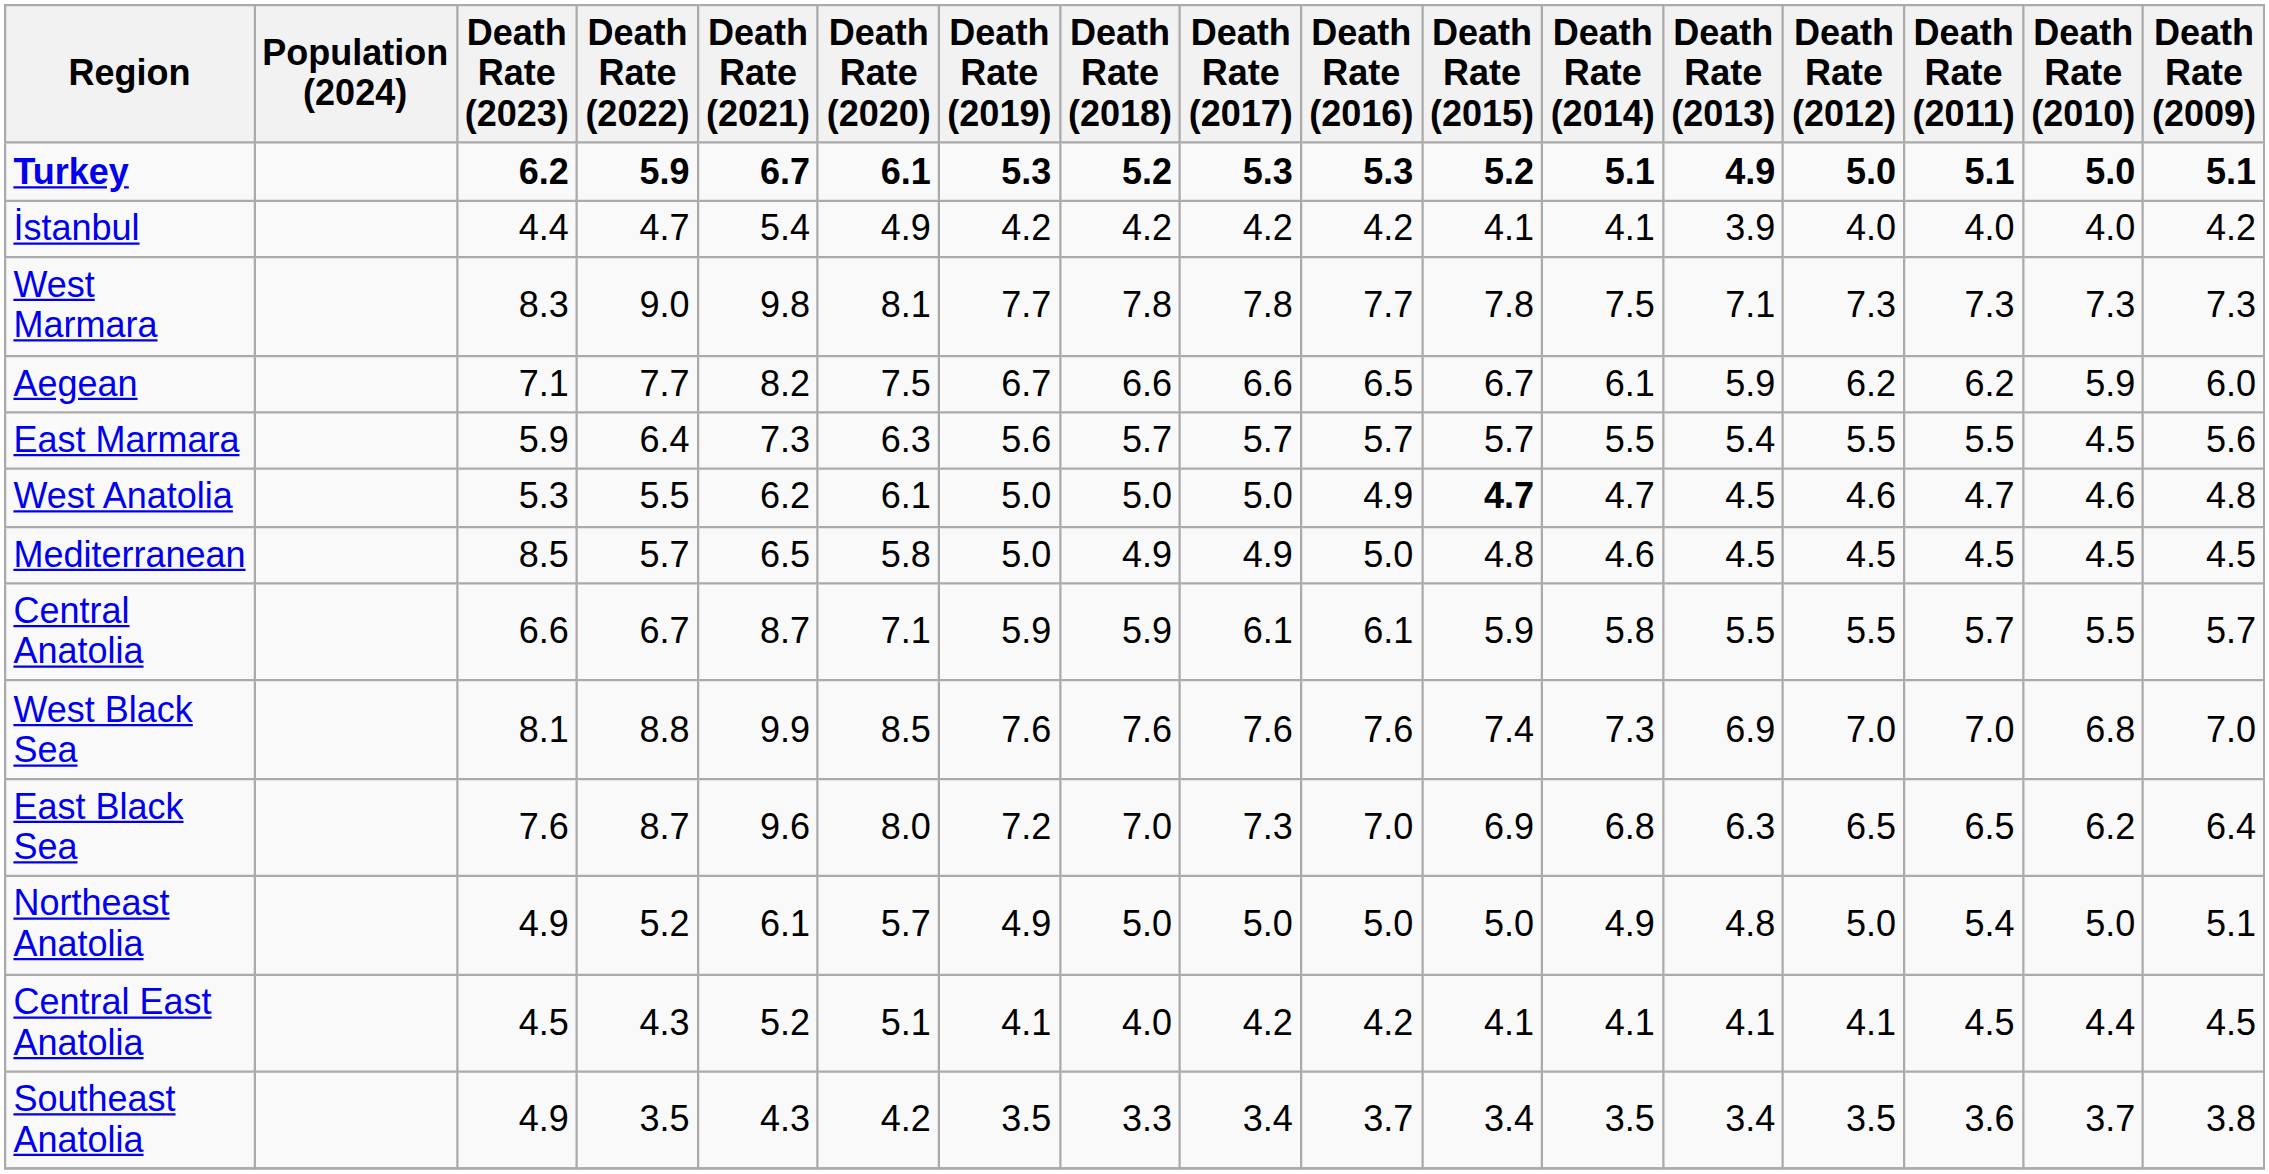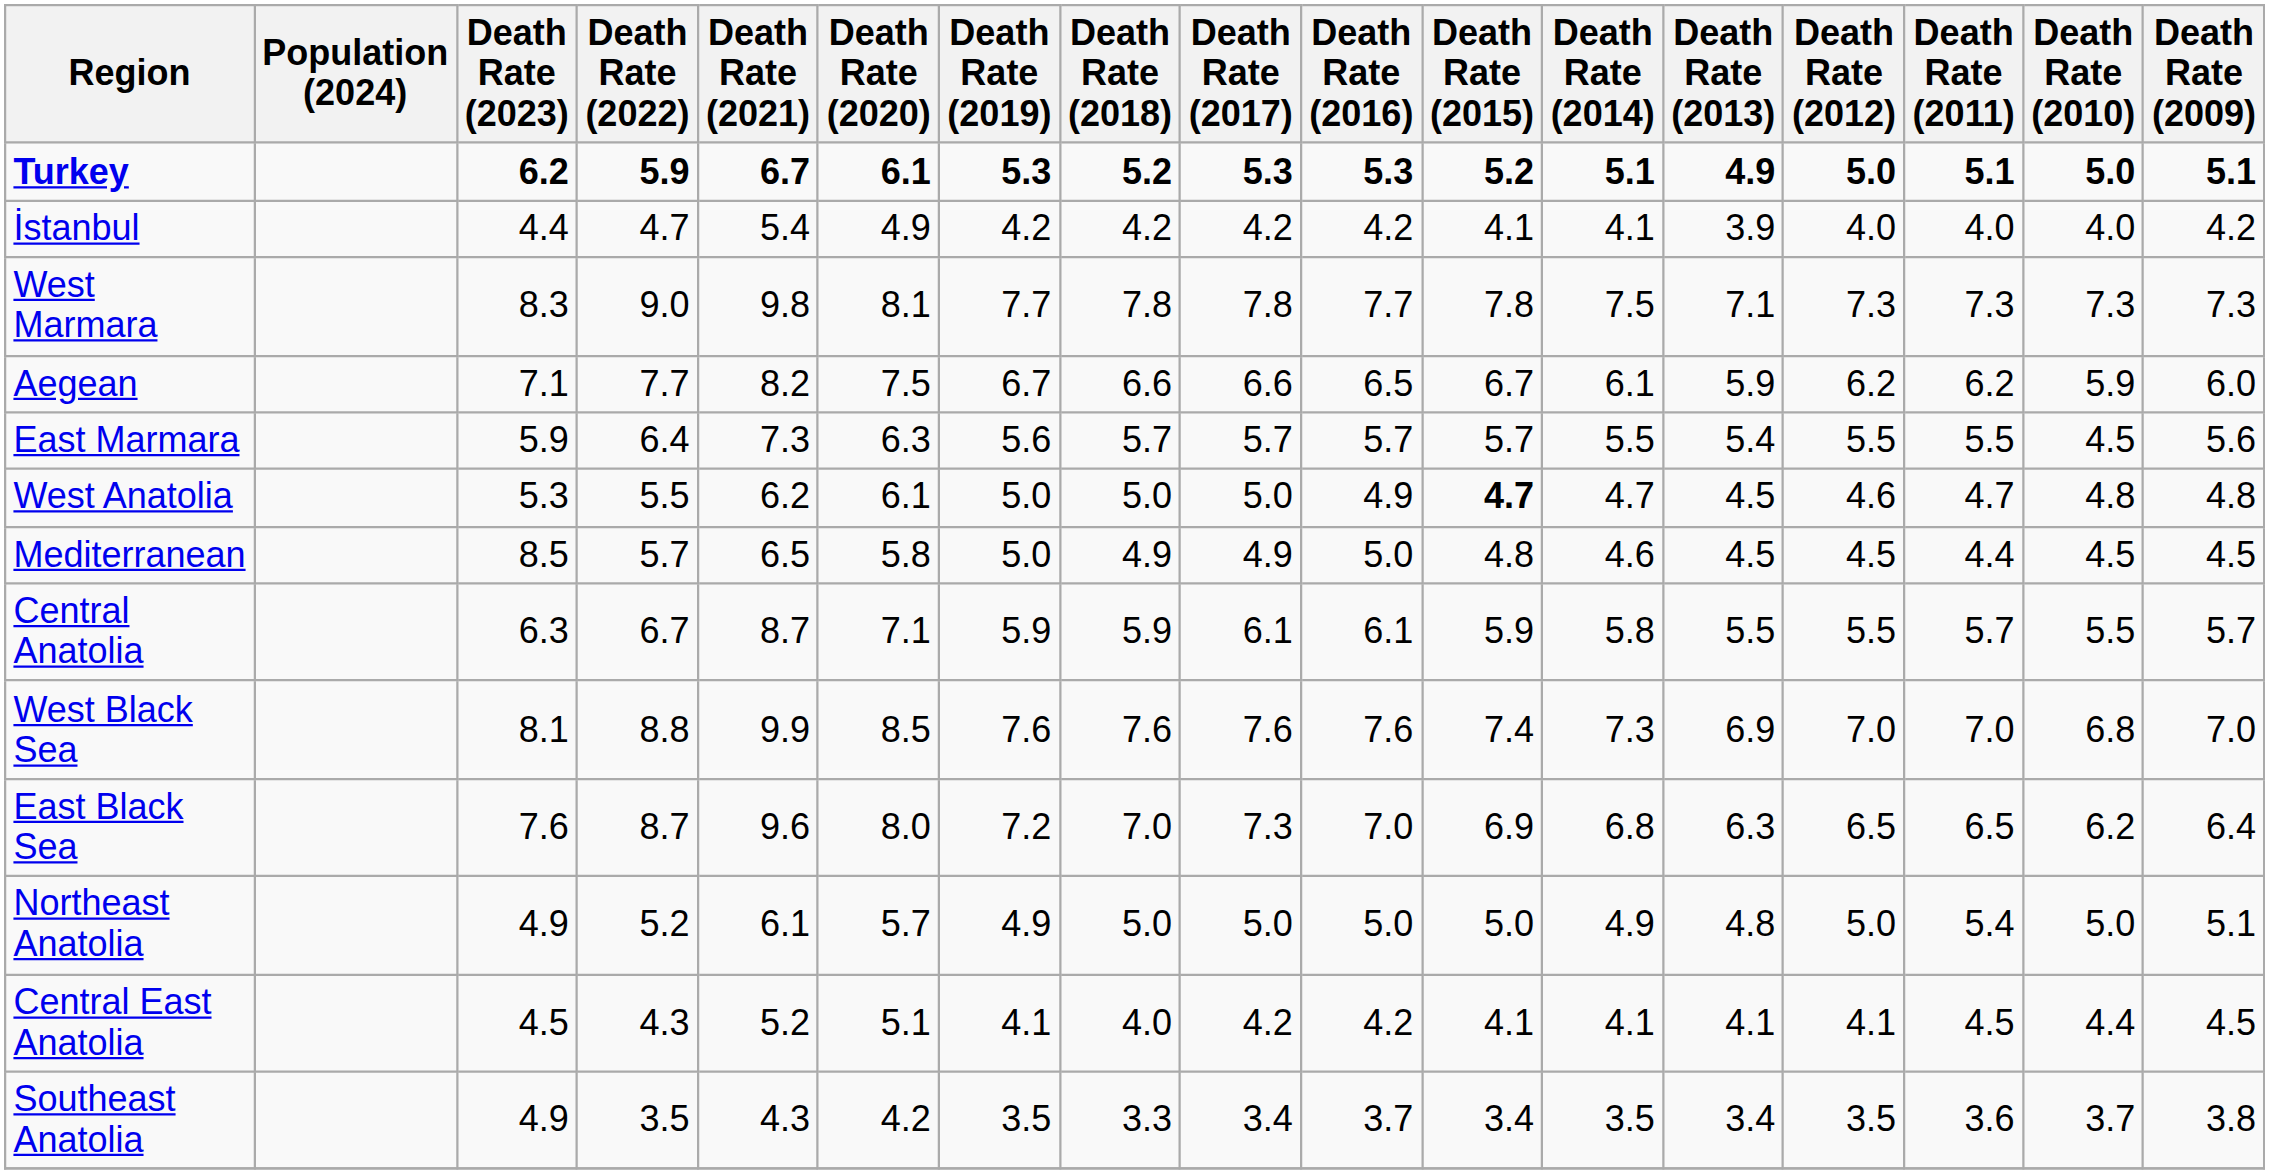(2110, 497) 4.6 -> (2110, 497) 4.8
(1990, 554) 4.5 -> (1990, 554) 4.4
(544, 631) 6.6 -> (544, 631) 6.3
